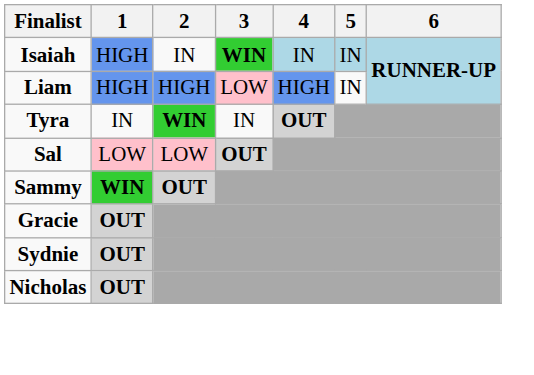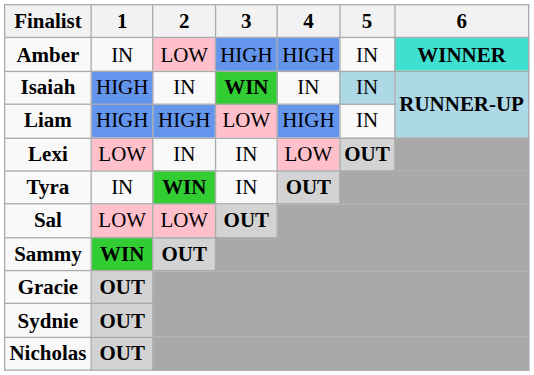+ row: (48, 54)
(304, 54) lightblue background -> (308, 87) no background
+ row: (48, 154)
